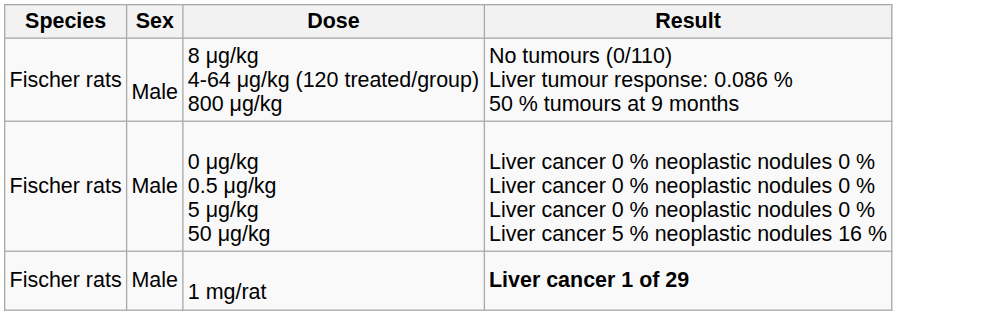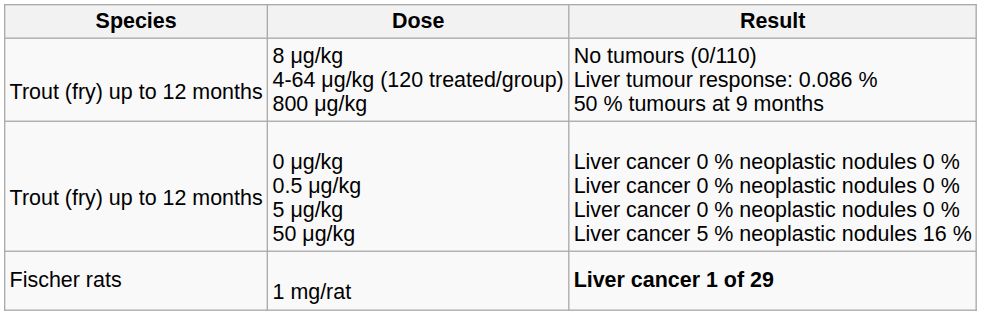- column: (155, 21)
(66, 79) Fischer rats -> (136, 91) Trout (fry) up to 12 months
(66, 185) Fischer rats -> (136, 198) Trout (fry) up to 12 months
